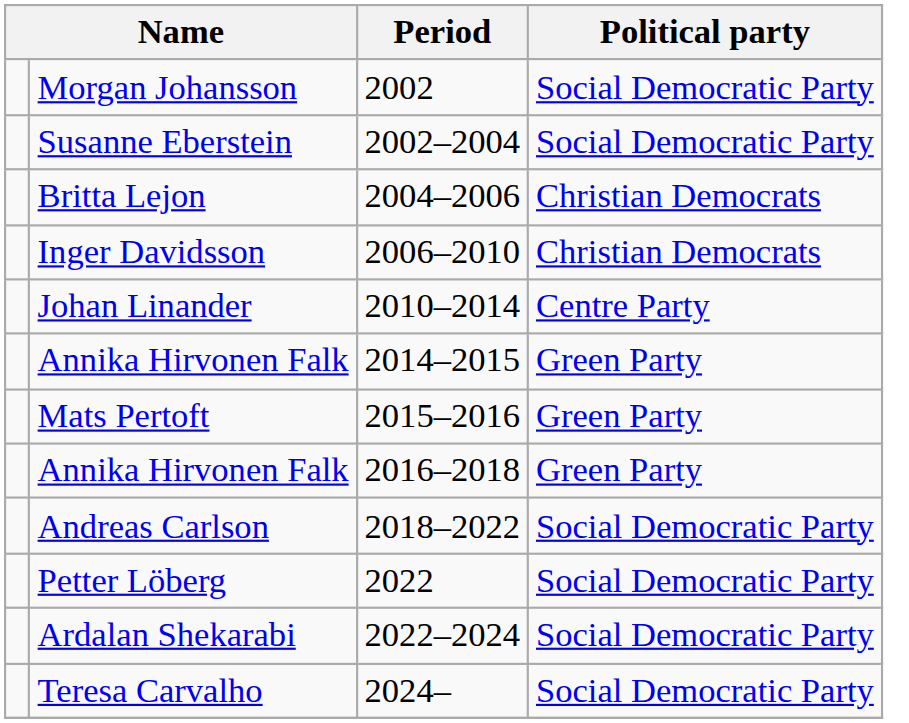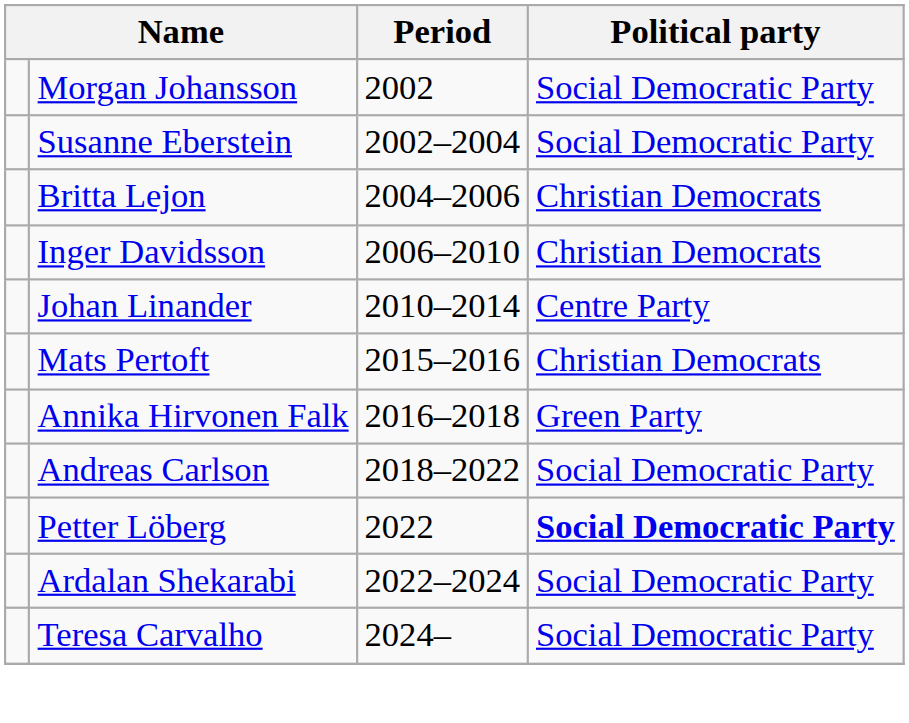- row: (193, 360)
(619, 415) Green Party -> (679, 360) Christian Democrats
(705, 580) normal -> (715, 525) bold
